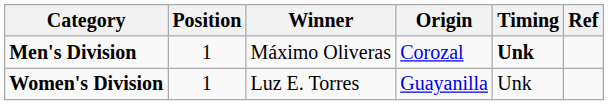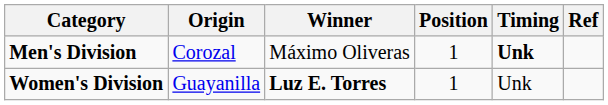columns swapped: (207, 20) <-> (444, 20)
(305, 83) normal -> (328, 83) bold
